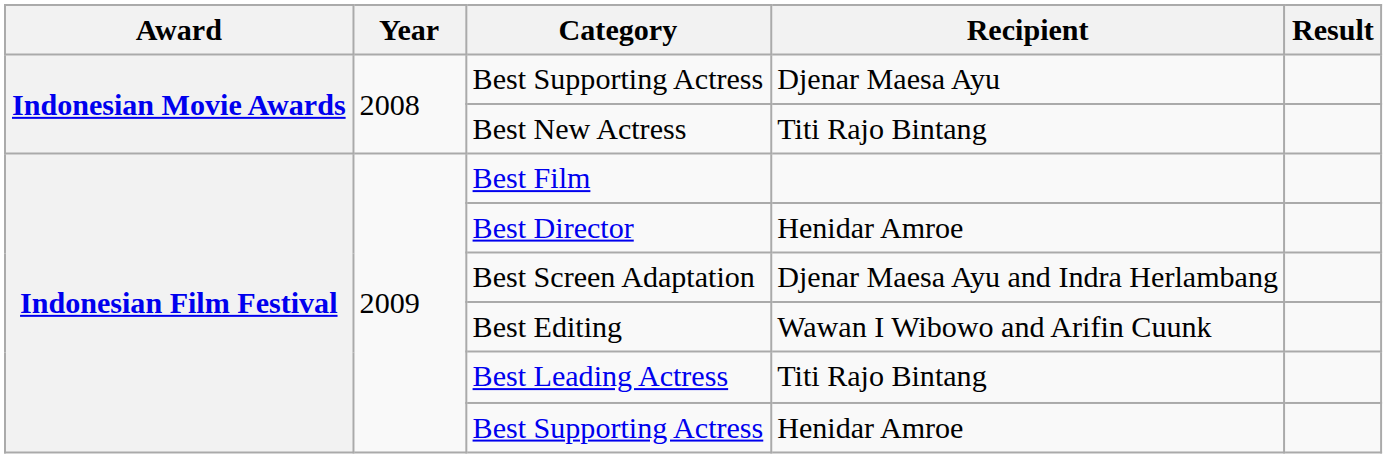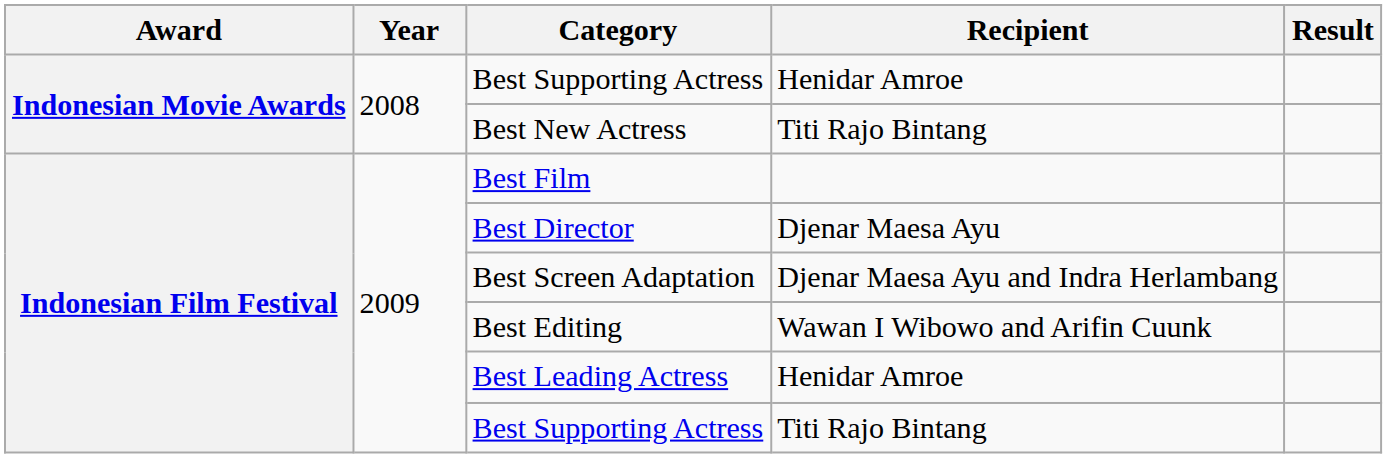(889, 79) Djenar Maesa Ayu -> (870, 79) Henidar Amroe
(870, 227) Henidar Amroe -> (889, 227) Djenar Maesa Ayu
(882, 376) Titi Rajo Bintang -> (870, 376) Henidar Amroe
(870, 426) Henidar Amroe -> (882, 426) Titi Rajo Bintang
